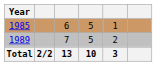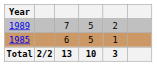rows swapped: (20, 26) <-> (20, 40)
